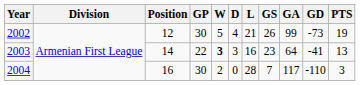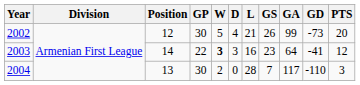(342, 33) 19 -> (342, 33) 20
(342, 52) 13 -> (342, 52) 12
(168, 71) 16 -> (168, 71) 13
